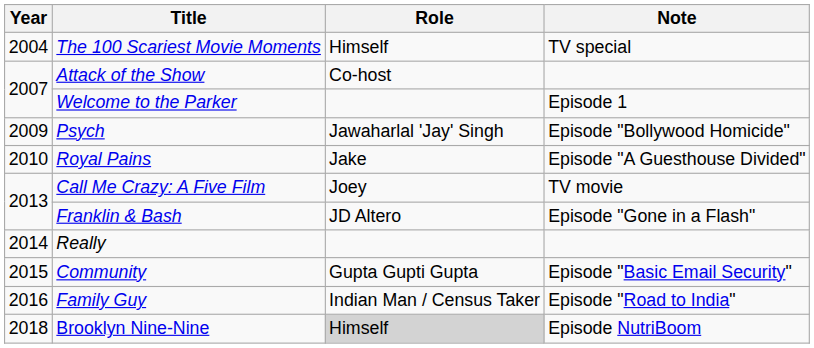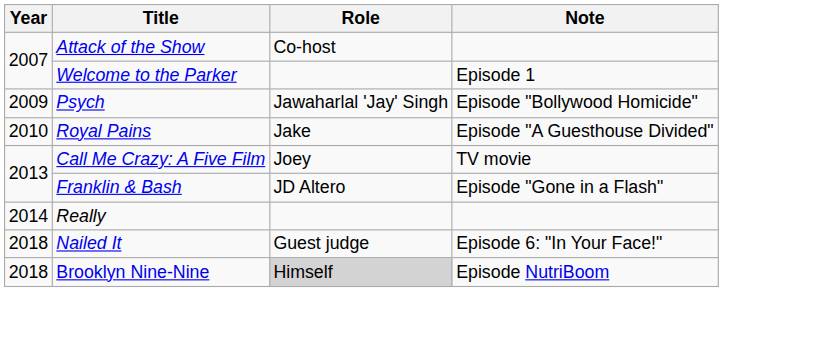- row: (189, 46)
- row: (101, 272)
- row: (101, 300)
+ row: (89, 243)
